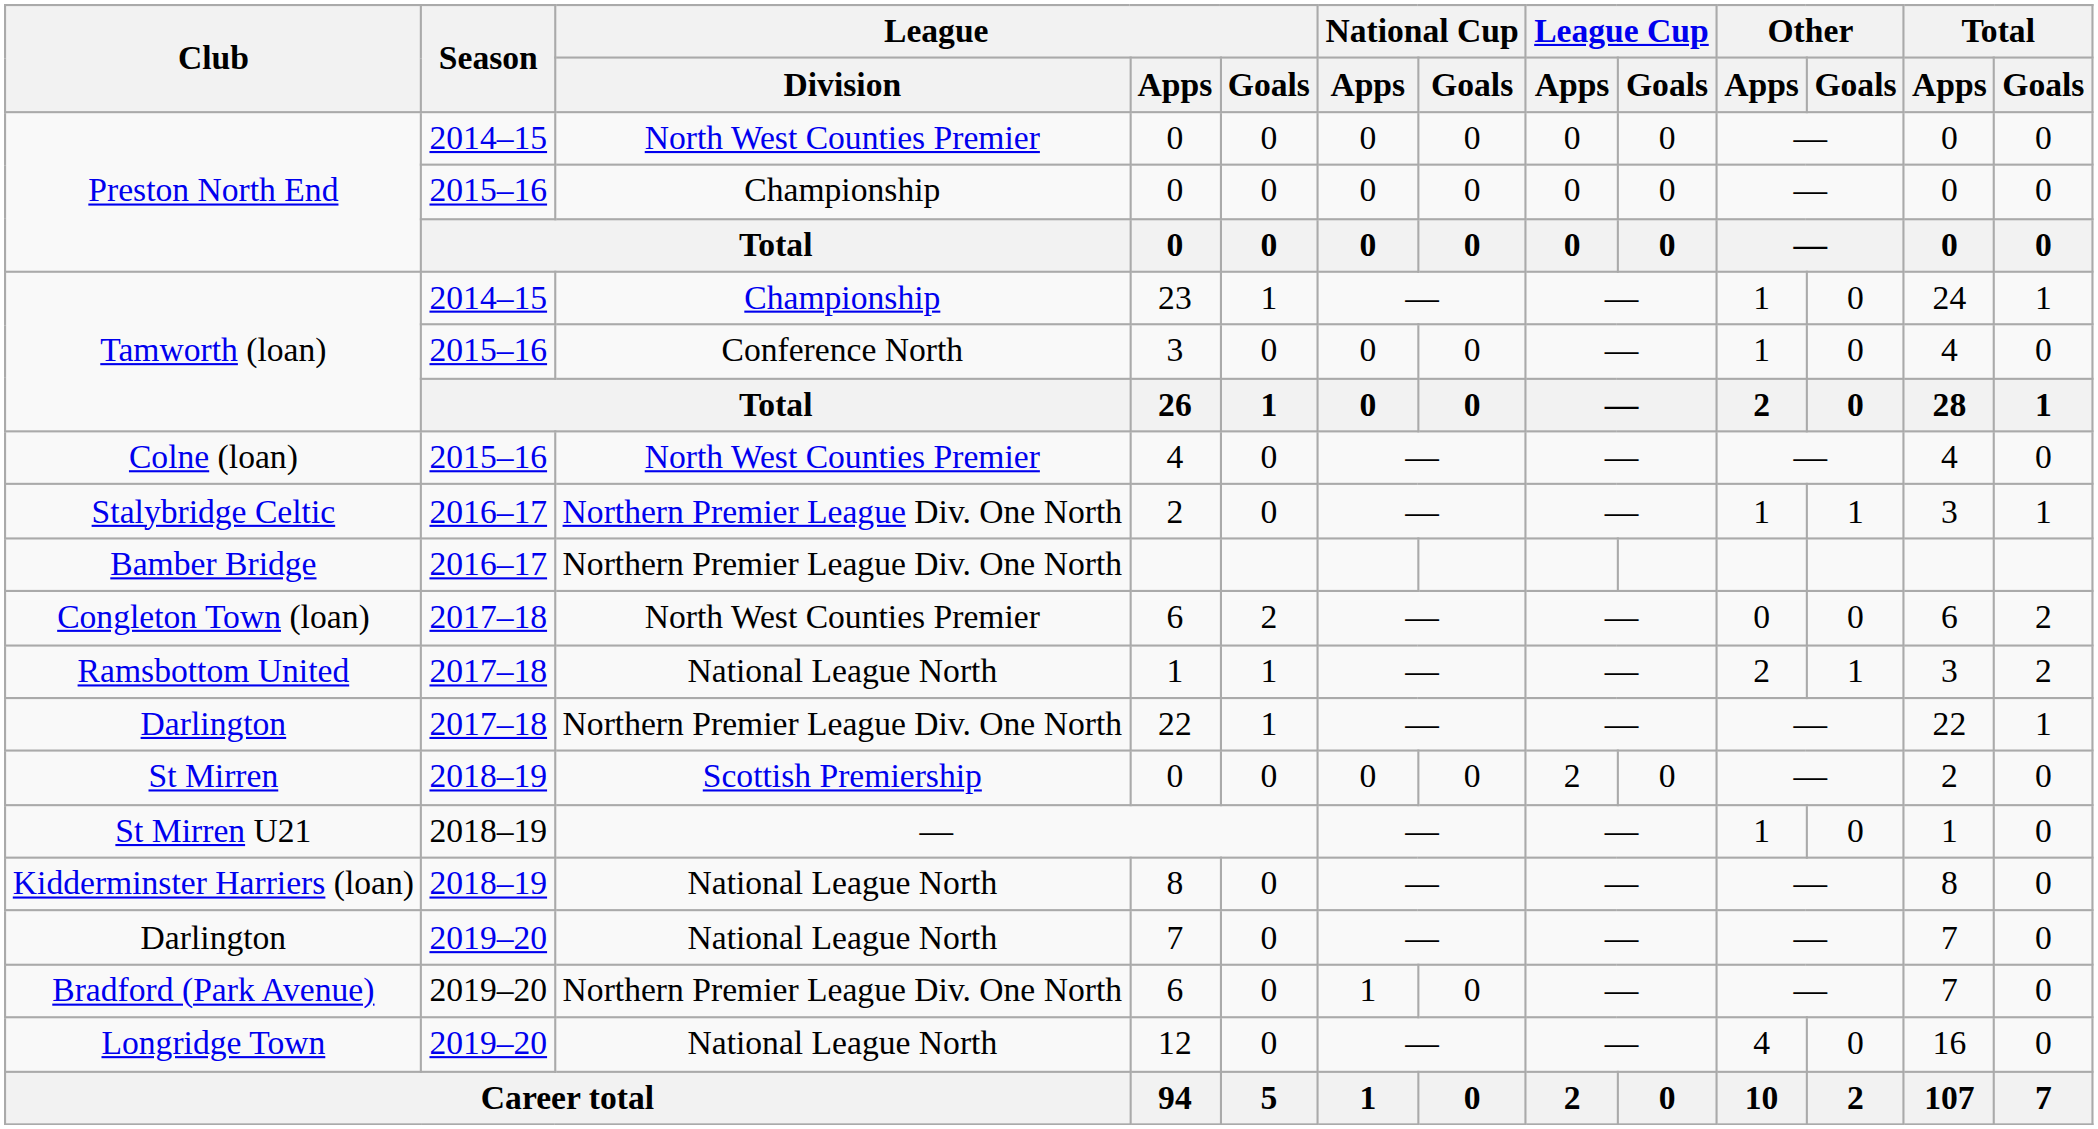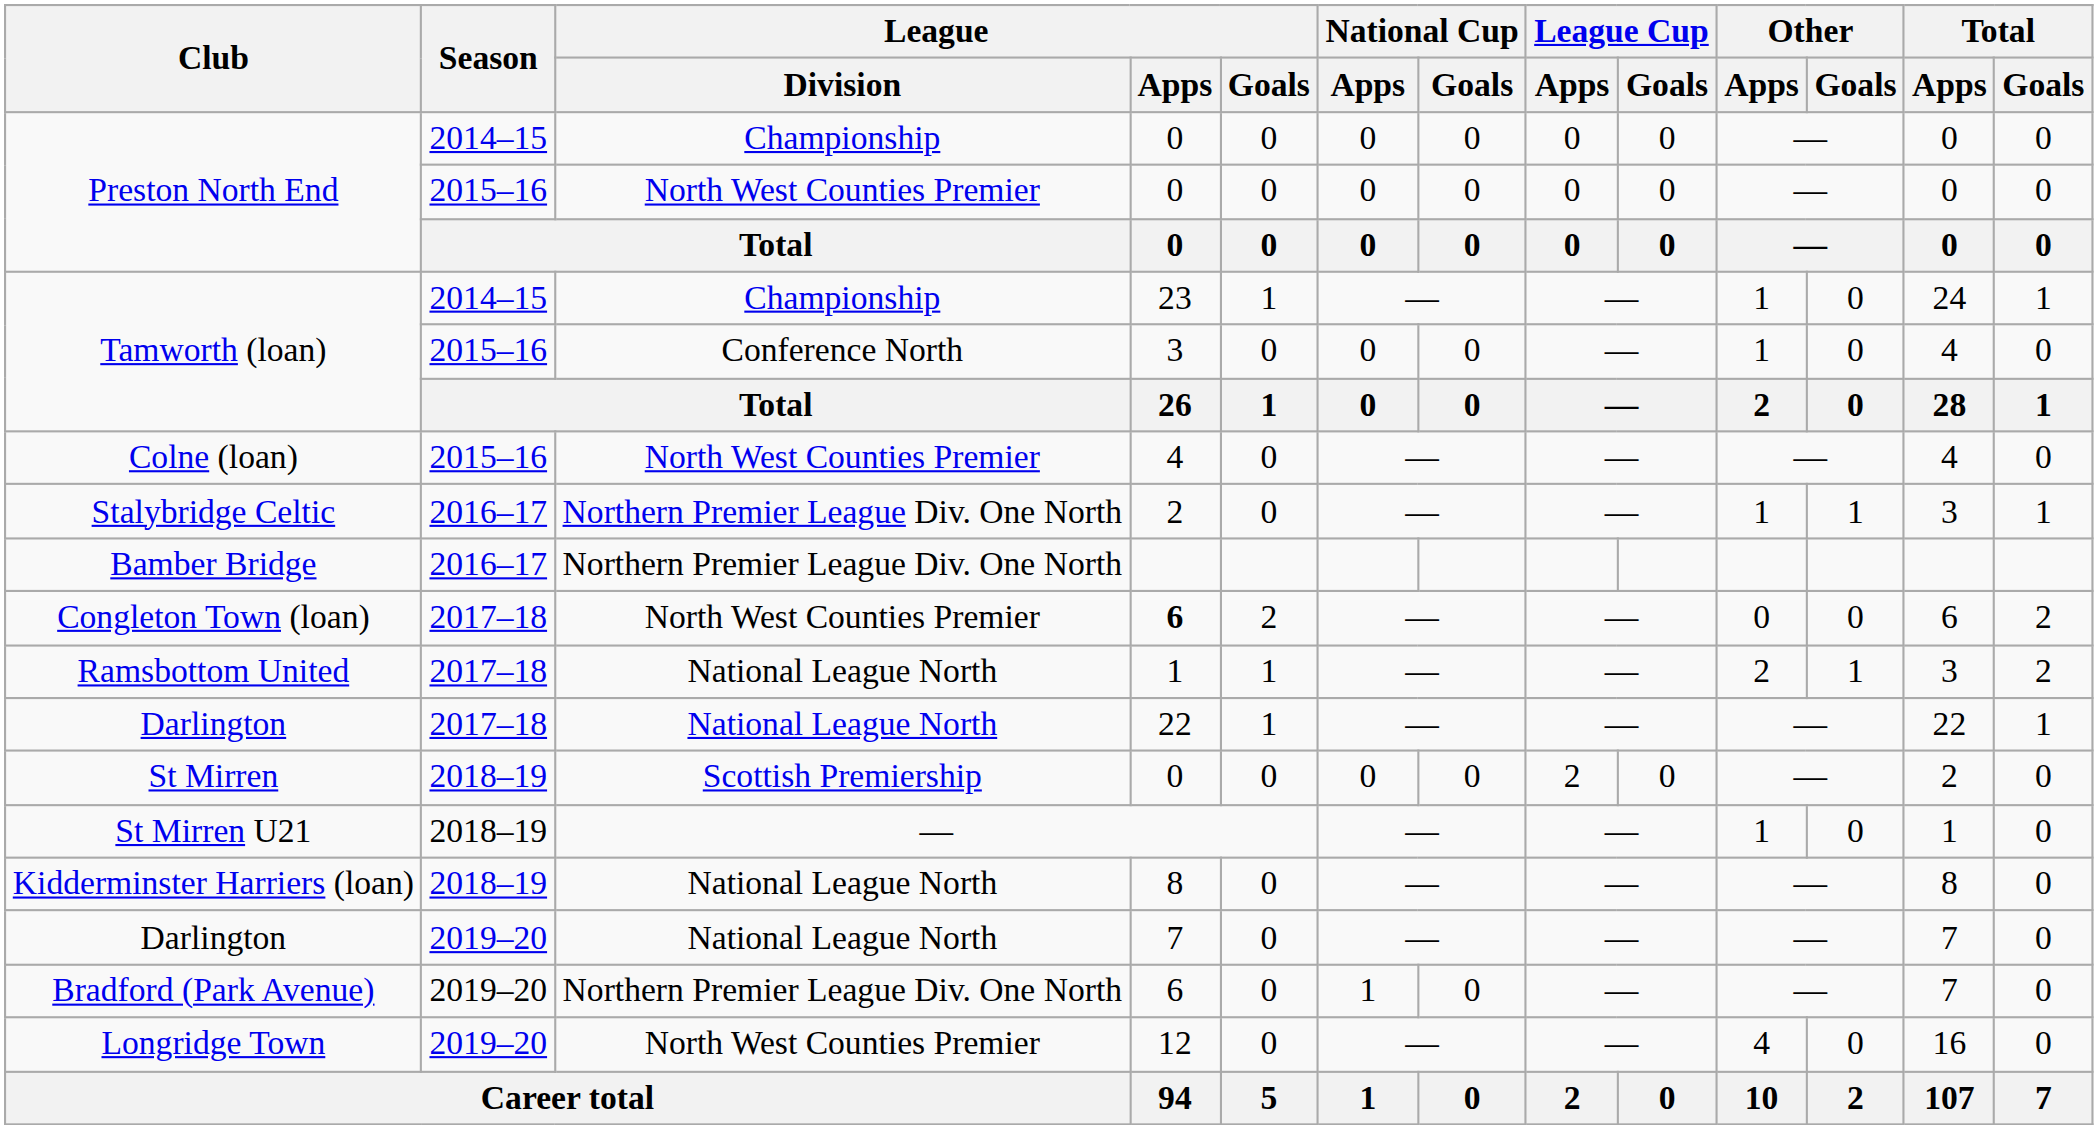(842, 137) North West Counties Premier -> (842, 137) Championship
(842, 191) Championship -> (842, 191) North West Counties Premier
(1175, 617) normal -> (1175, 617) bold
(842, 723) Northern Premier League Div. One North -> (842, 723) National League North
(842, 1043) National League North -> (842, 1043) North West Counties Premier
